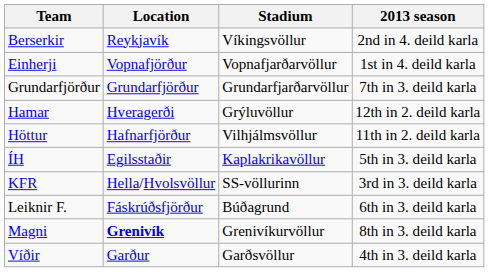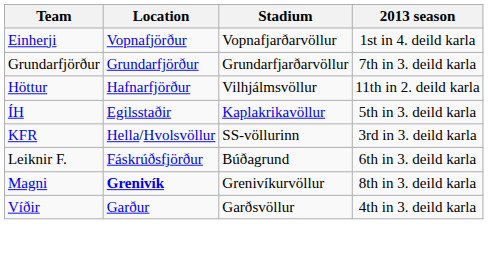- row: (36, 40)
- row: (28, 111)
